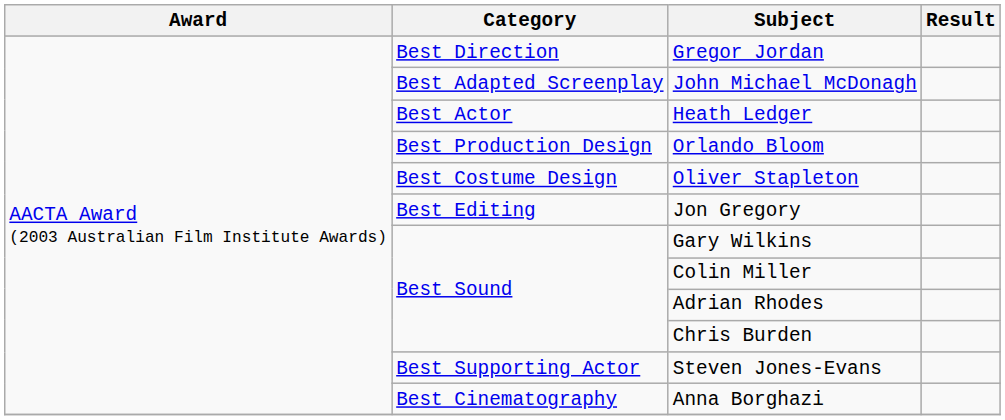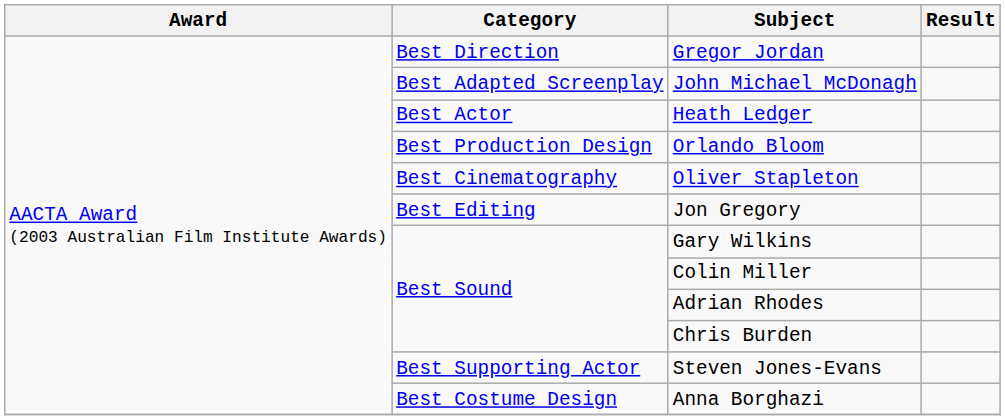(507, 178) Best Costume Design -> (507, 178) Best Cinematography
(507, 399) Best Cinematography -> (507, 399) Best Costume Design
